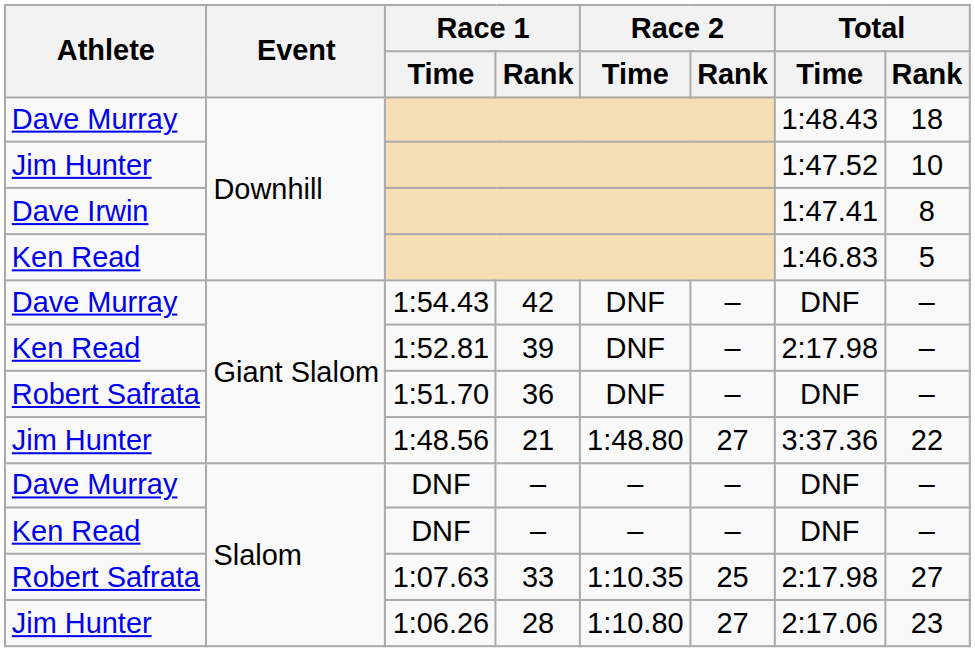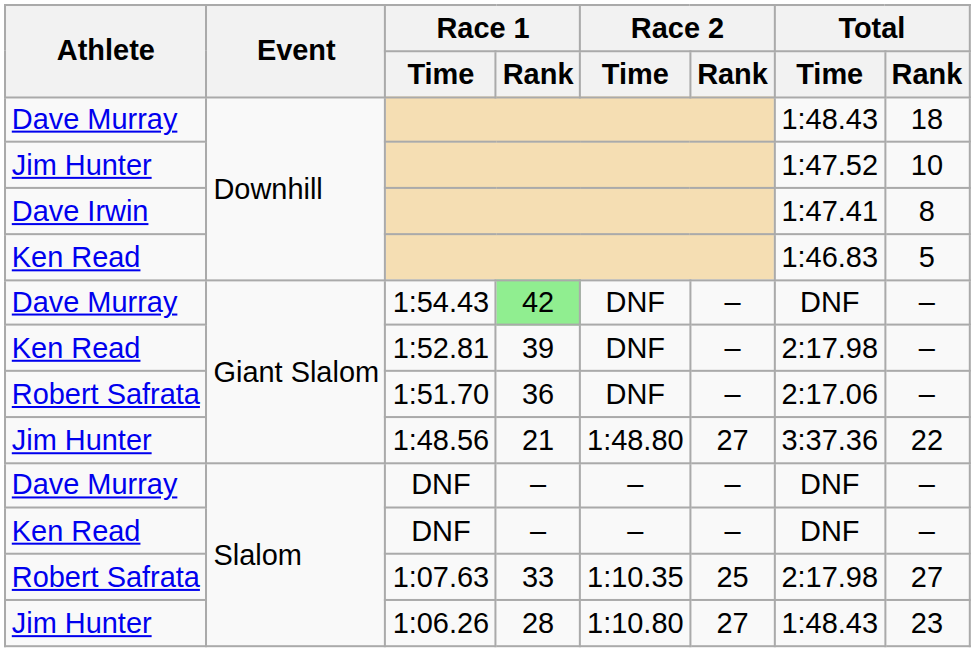(538, 303) no background -> (538, 303) lightgreen background
(830, 394) DNF -> (830, 394) 2:17.06
(830, 623) 2:17.06 -> (830, 623) 1:48.43
